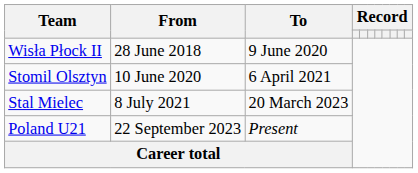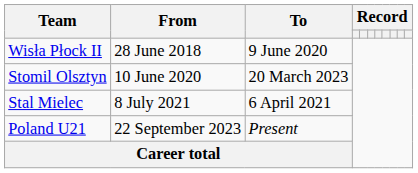(290, 76) 6 April 2021 -> (298, 76) 20 March 2023
(298, 102) 20 March 2023 -> (290, 102) 6 April 2021
